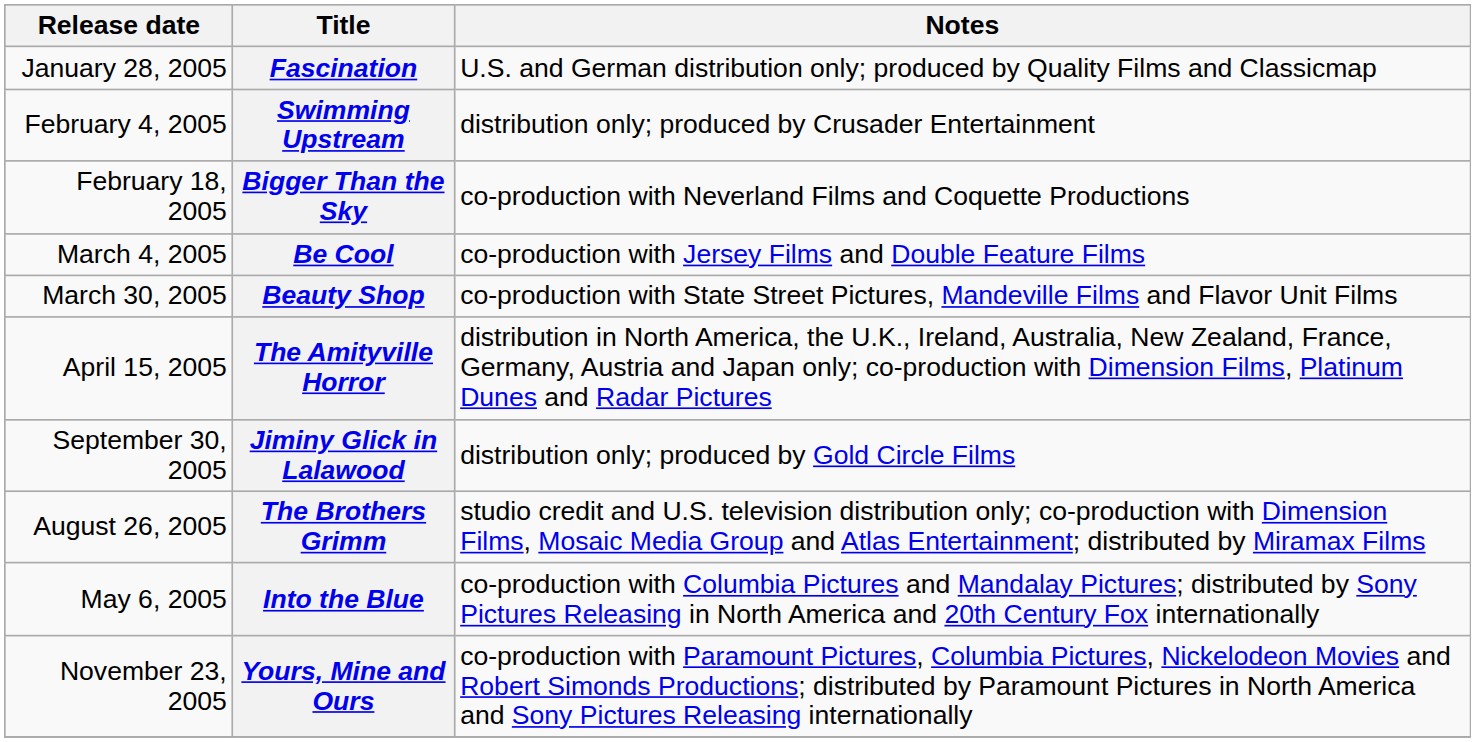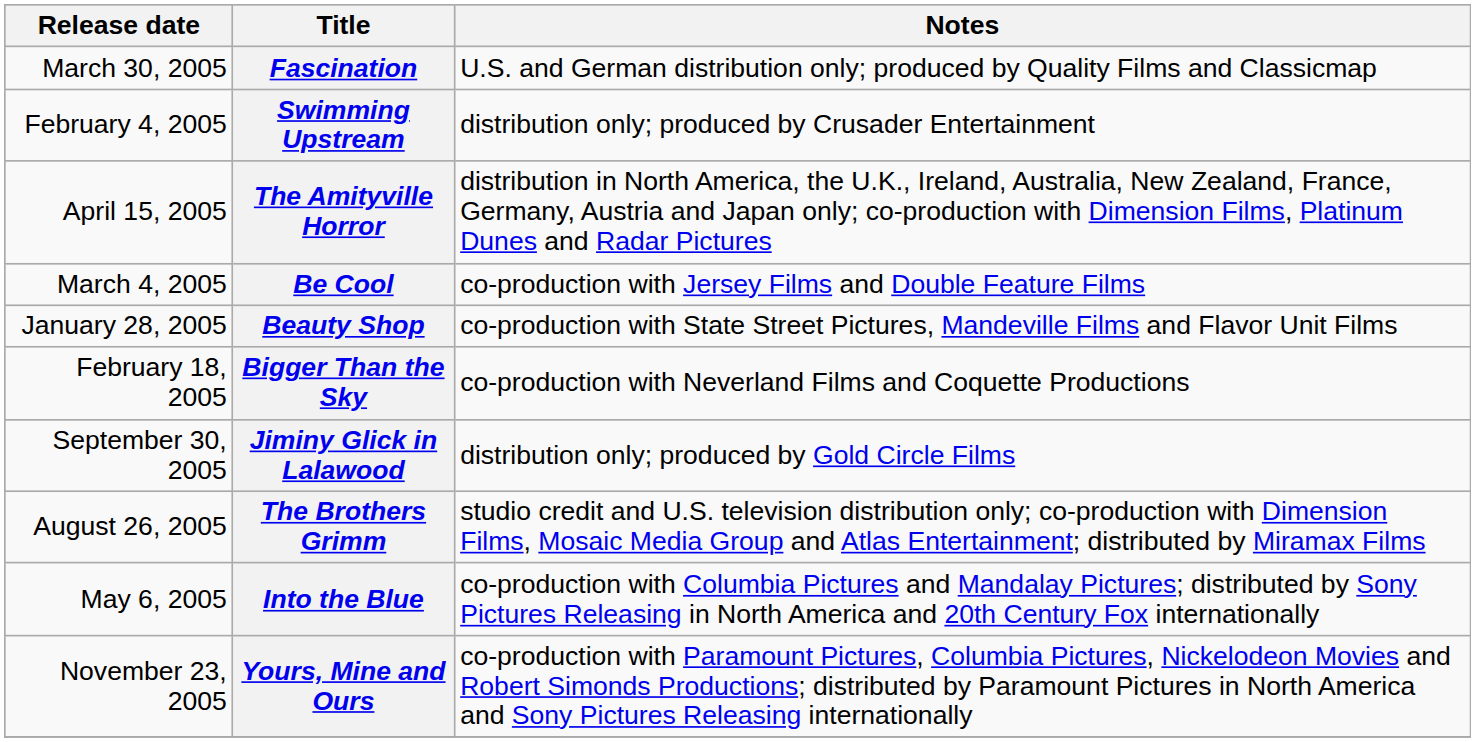(124, 67) January 28, 2005 -> (134, 67) March 30, 2005
rows swapped: (343, 196) <-> (343, 367)
(134, 295) March 30, 2005 -> (124, 325) January 28, 2005
